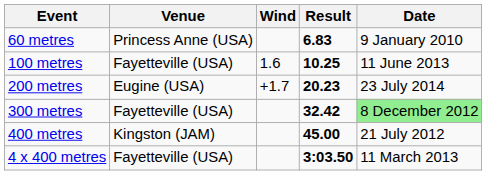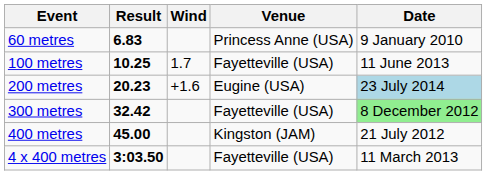columns swapped: (328, 16) <-> (183, 16)
(270, 63) 1.6 -> (181, 63) 1.7
(274, 87) +1.7 -> (185, 87) +1.6
(402, 87) no background -> (402, 87) lightblue background
